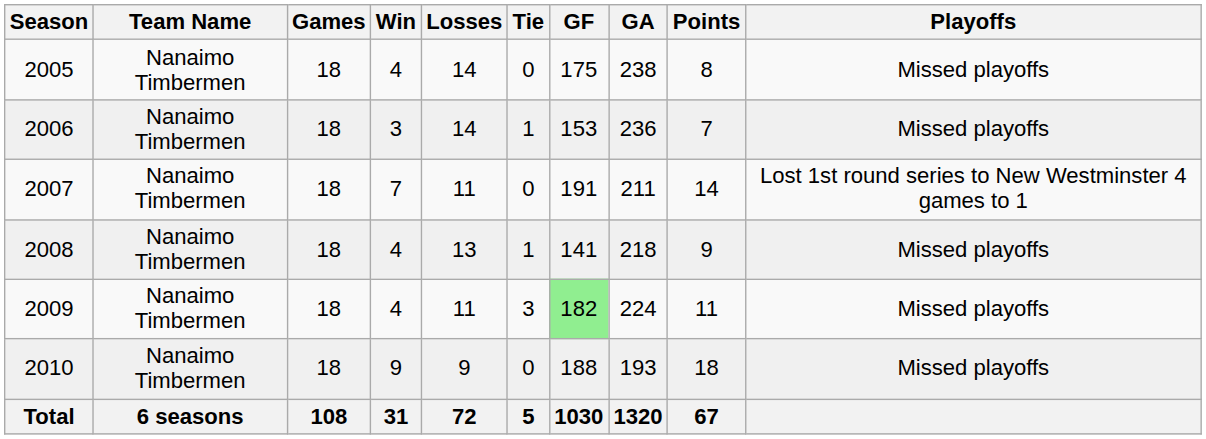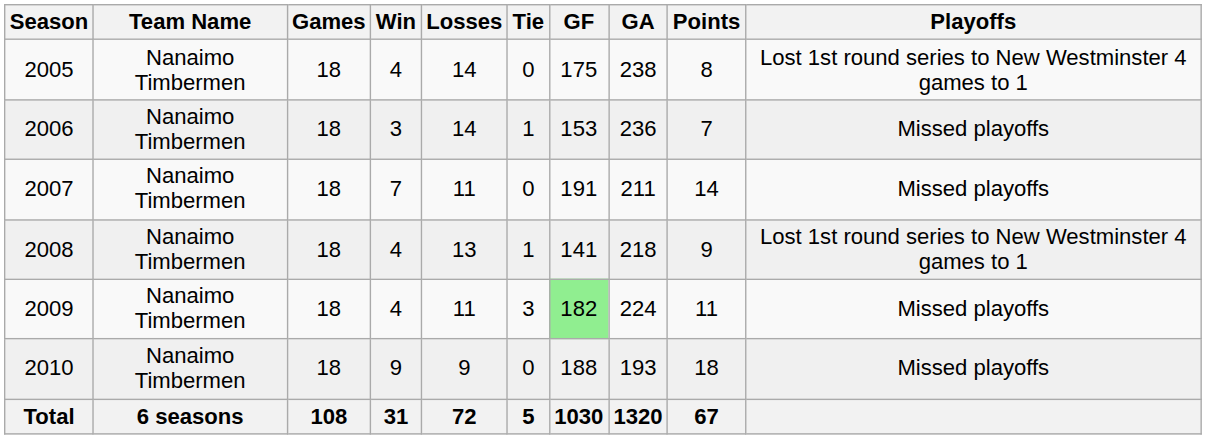(973, 69) Missed playoffs -> (973, 69) Lost 1st round series to New Westminster 4 games to 1
(973, 189) Lost 1st round series to New Westminster 4 games to 1 -> (973, 189) Missed playoffs
(973, 249) Missed playoffs -> (973, 249) Lost 1st round series to New Westminster 4 games to 1
